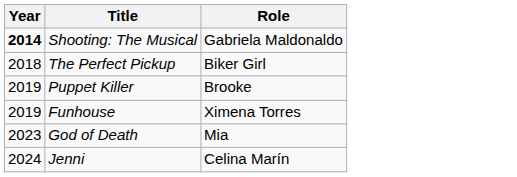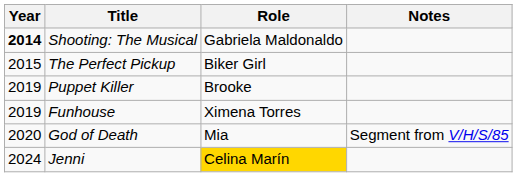+ column: (429, 16)
(25, 64) 2018 -> (25, 64) 2015
(25, 135) 2023 -> (25, 135) 2020
(247, 159) no background -> (247, 159) gold background
